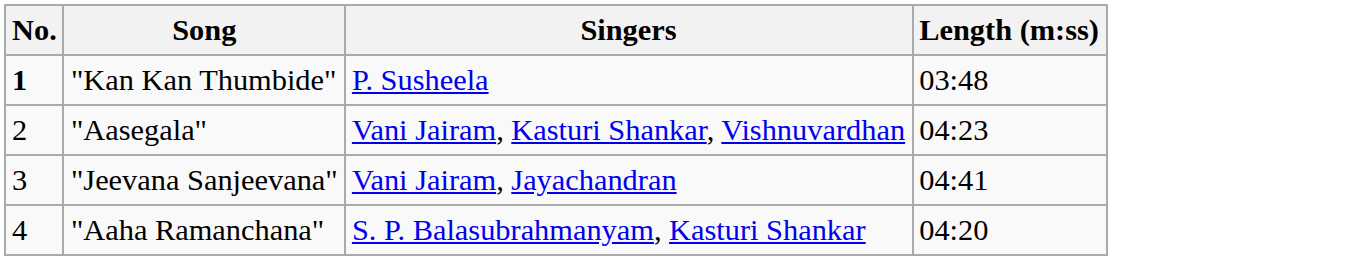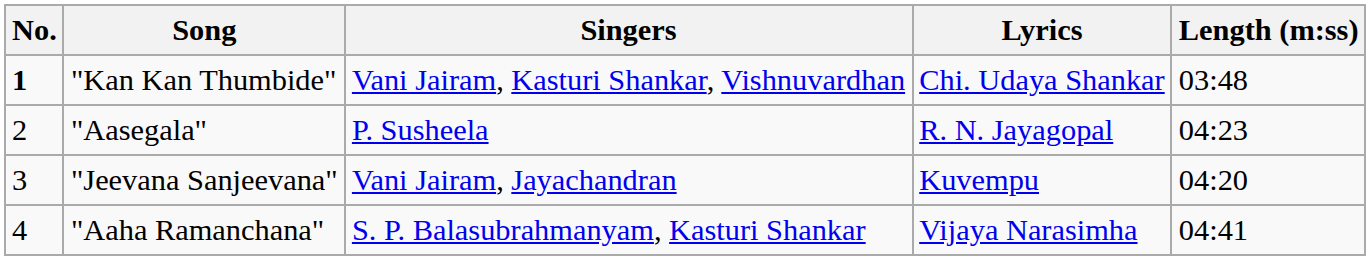+ column: (1042, 29)
(420, 79) P. Susheela -> (628, 79) Vani Jairam, Kasturi Shankar, Vishnuvardhan
(628, 130) Vani Jairam, Kasturi Shankar, Vishnuvardhan -> (420, 130) P. Susheela
(954, 180) 04:41 -> (1213, 180) 04:20
(954, 230) 04:20 -> (1213, 230) 04:41
